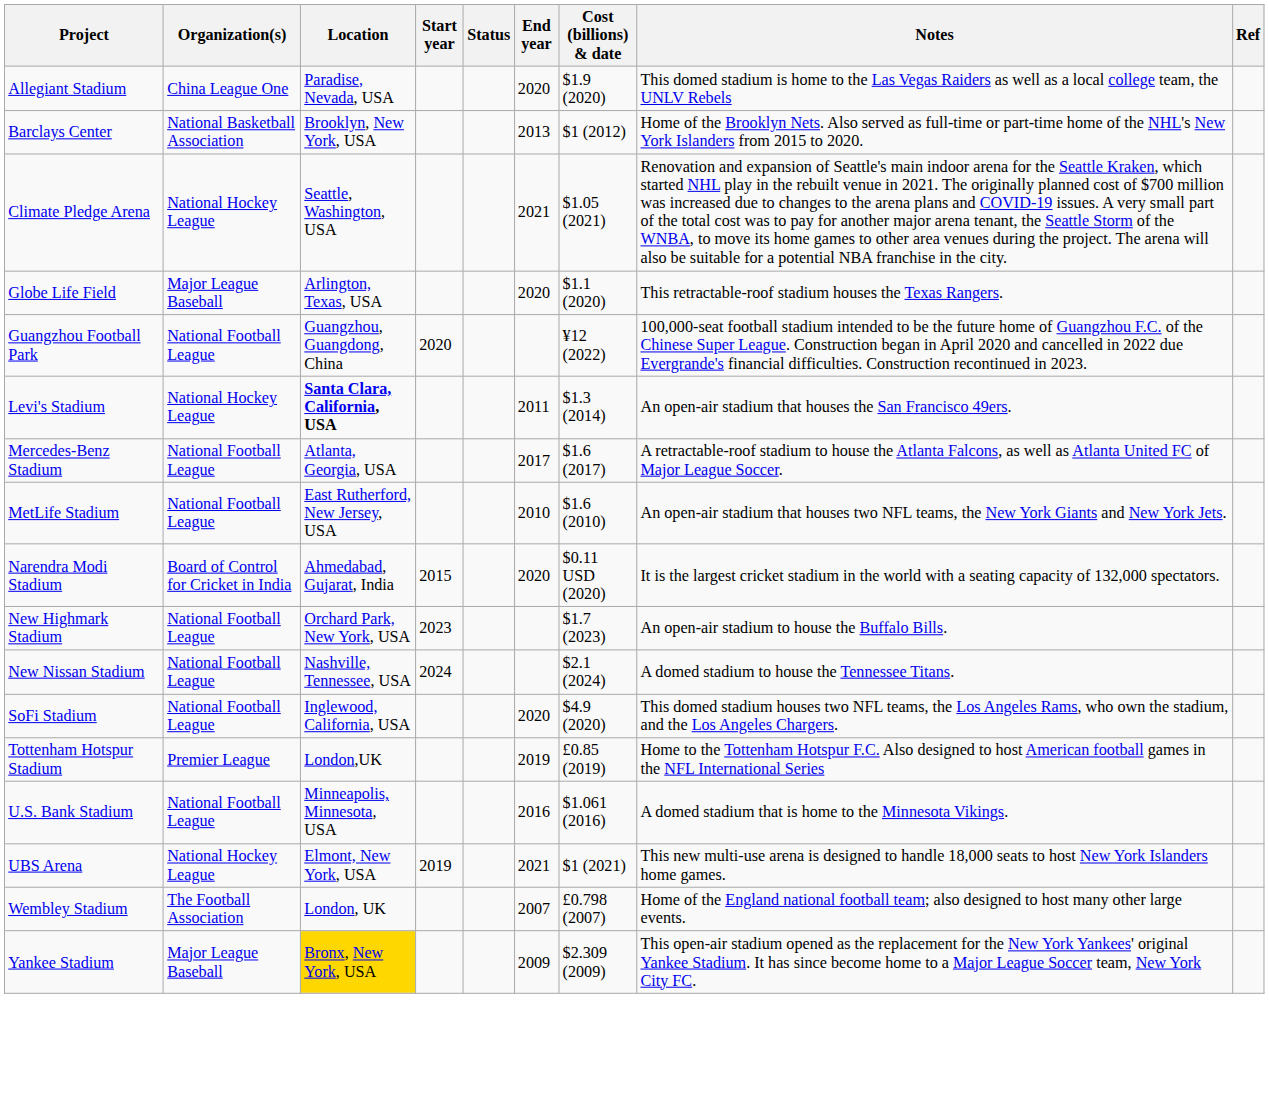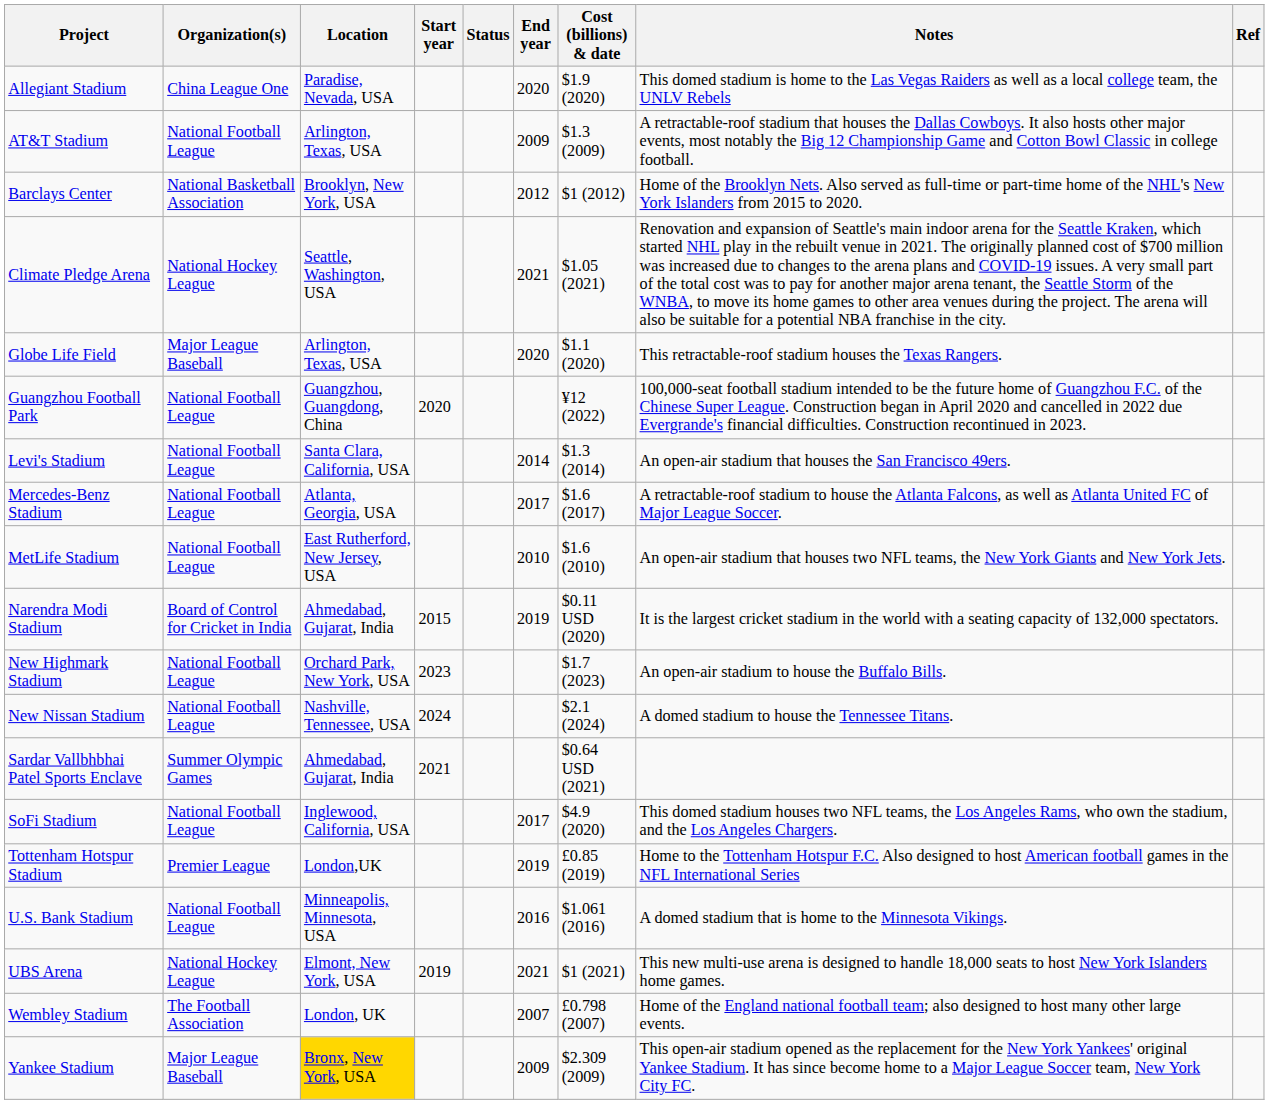+ row: (58, 141)
(534, 132) 2013 -> (533, 194) 2012
(222, 407) National Hockey League -> (224, 460) National Football League
(348, 407) bold -> (357, 460) normal
(534, 407) 2011 -> (533, 460) 2014
(534, 575) 2020 -> (533, 619) 2019
+ row: (75, 768)
(534, 715) 2020 -> (533, 821) 2017
